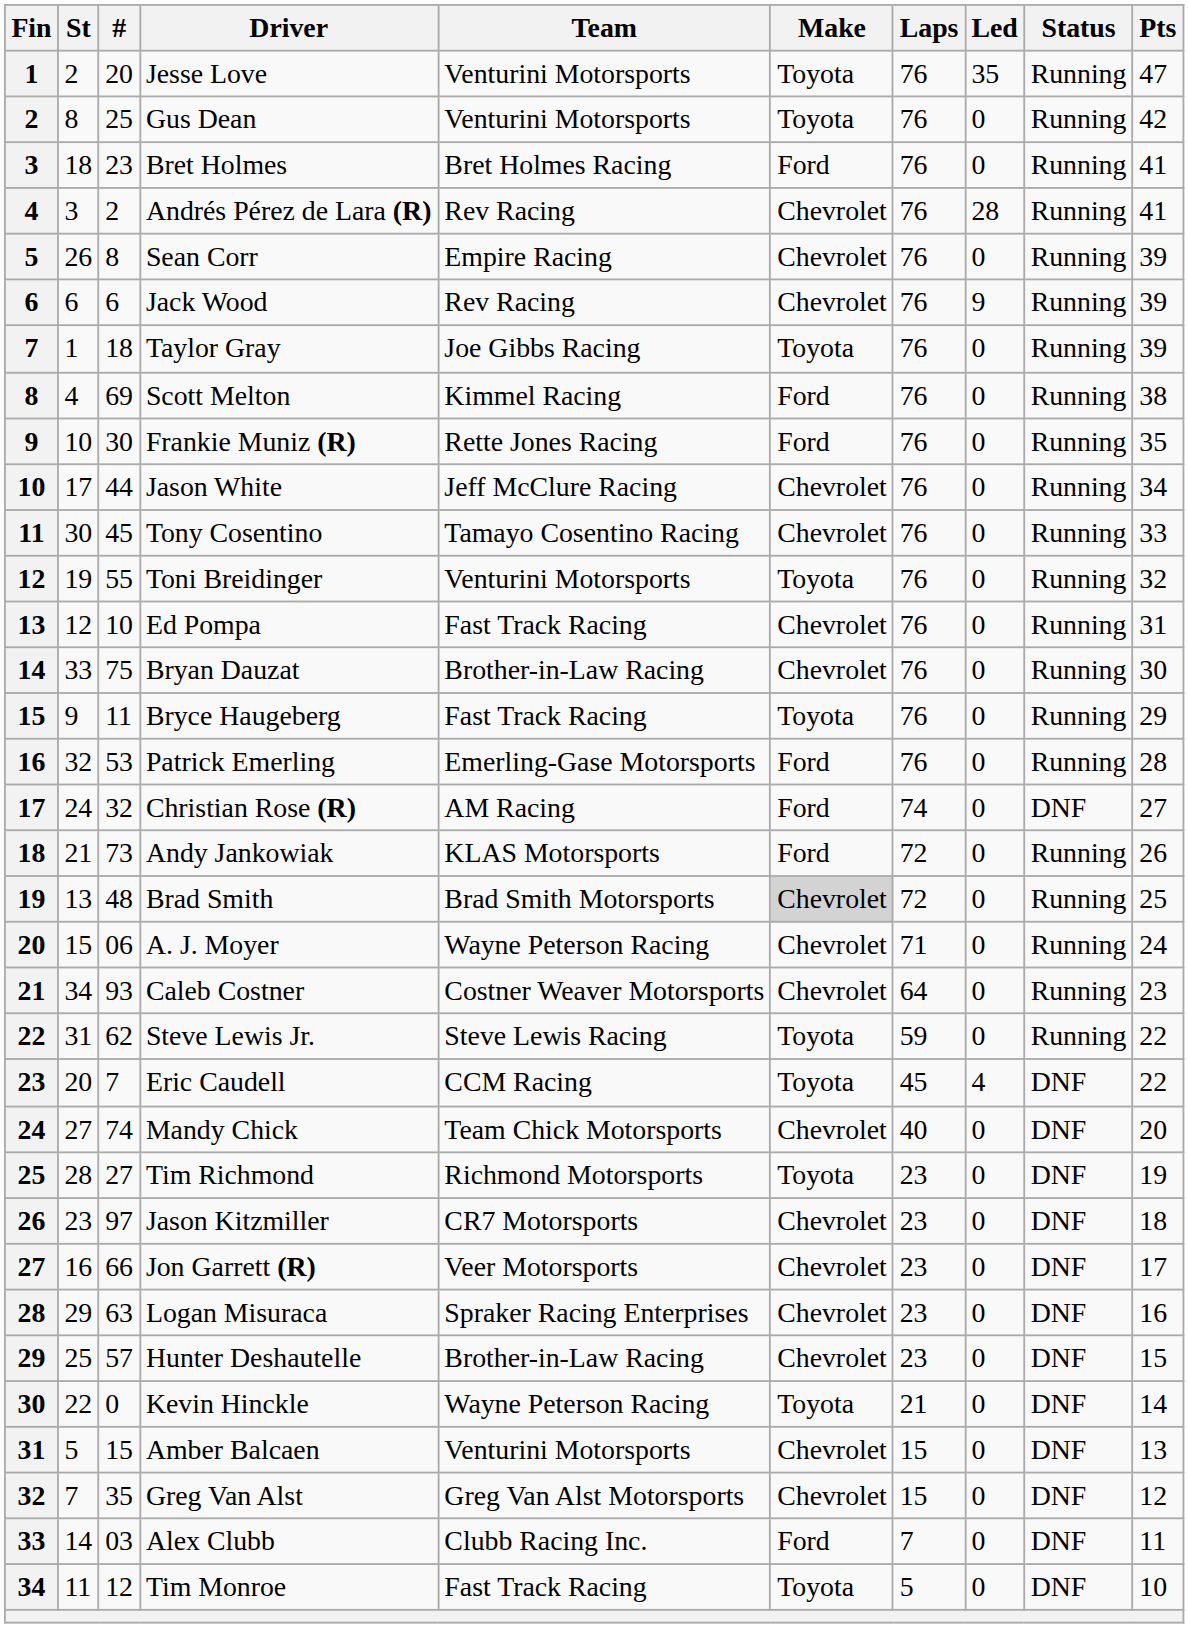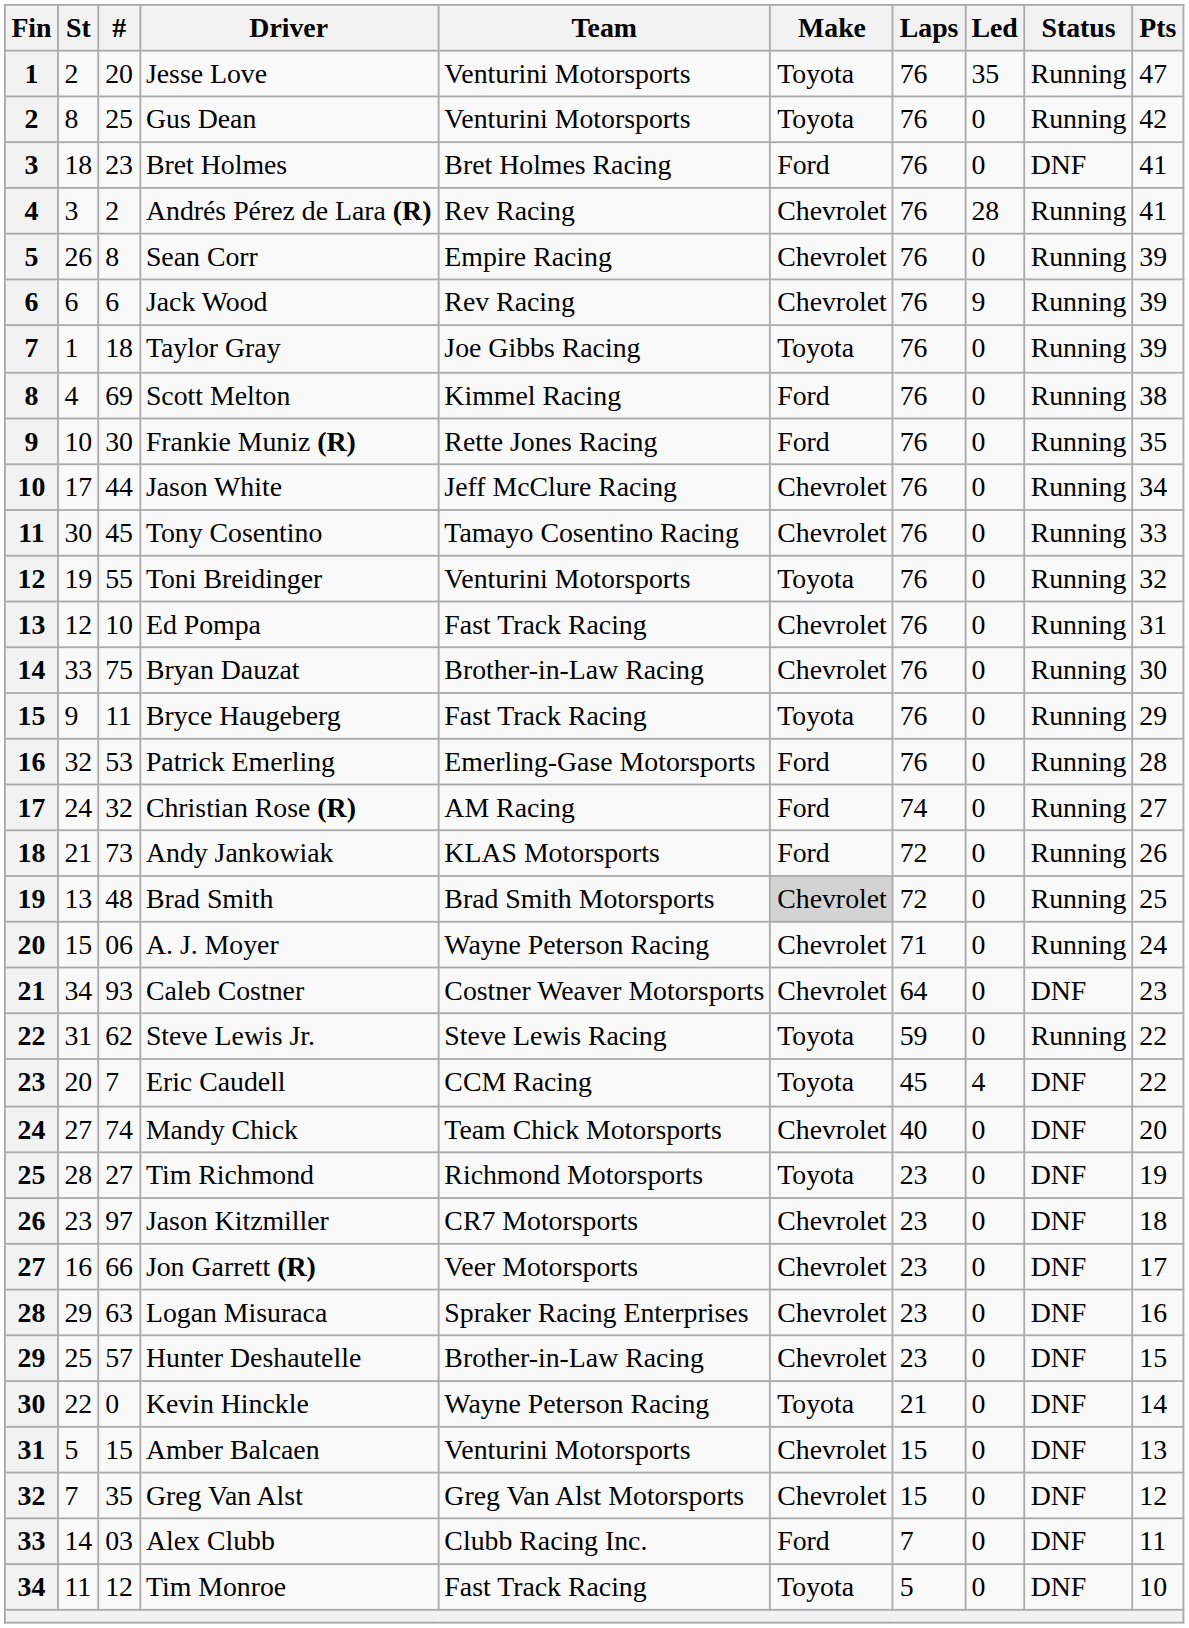(1079, 165) Running -> (1058, 165) DNF
(1058, 807) DNF -> (1079, 807) Running
(1079, 990) Running -> (1058, 990) DNF
